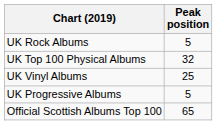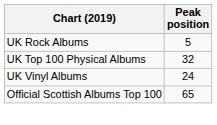(188, 77) 25 -> (188, 77) 24
- row: (64, 94)
